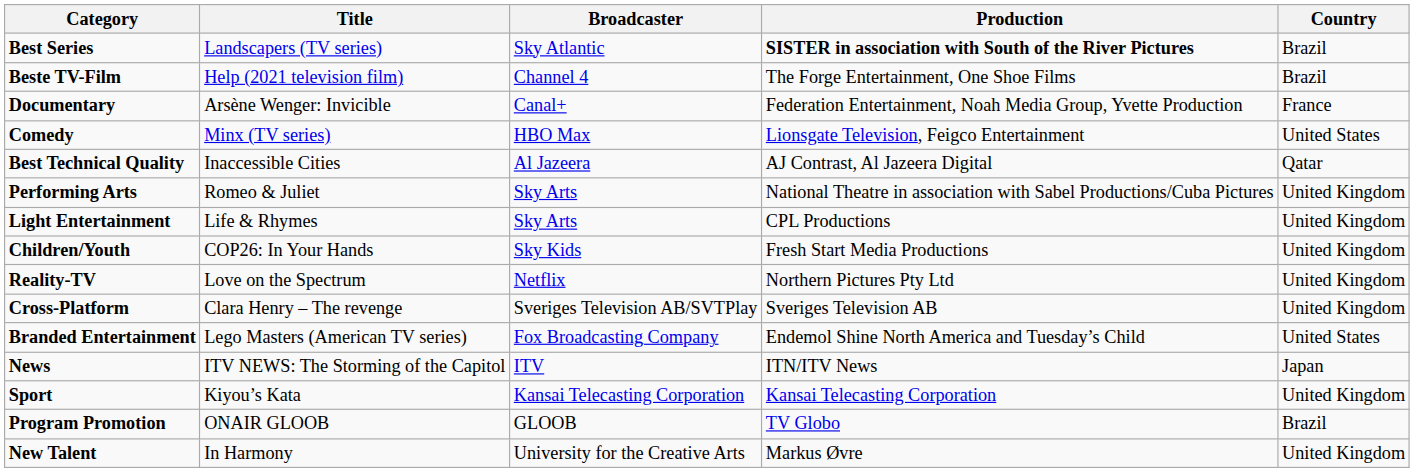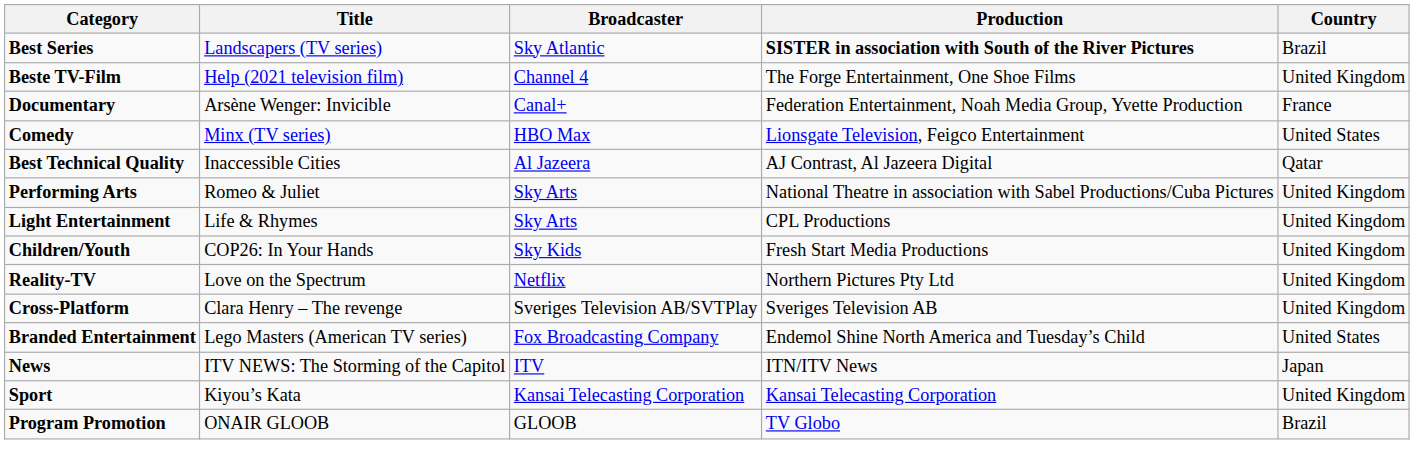(1304, 76) Brazil -> (1344, 76) United Kingdom
- row: (53, 452)
